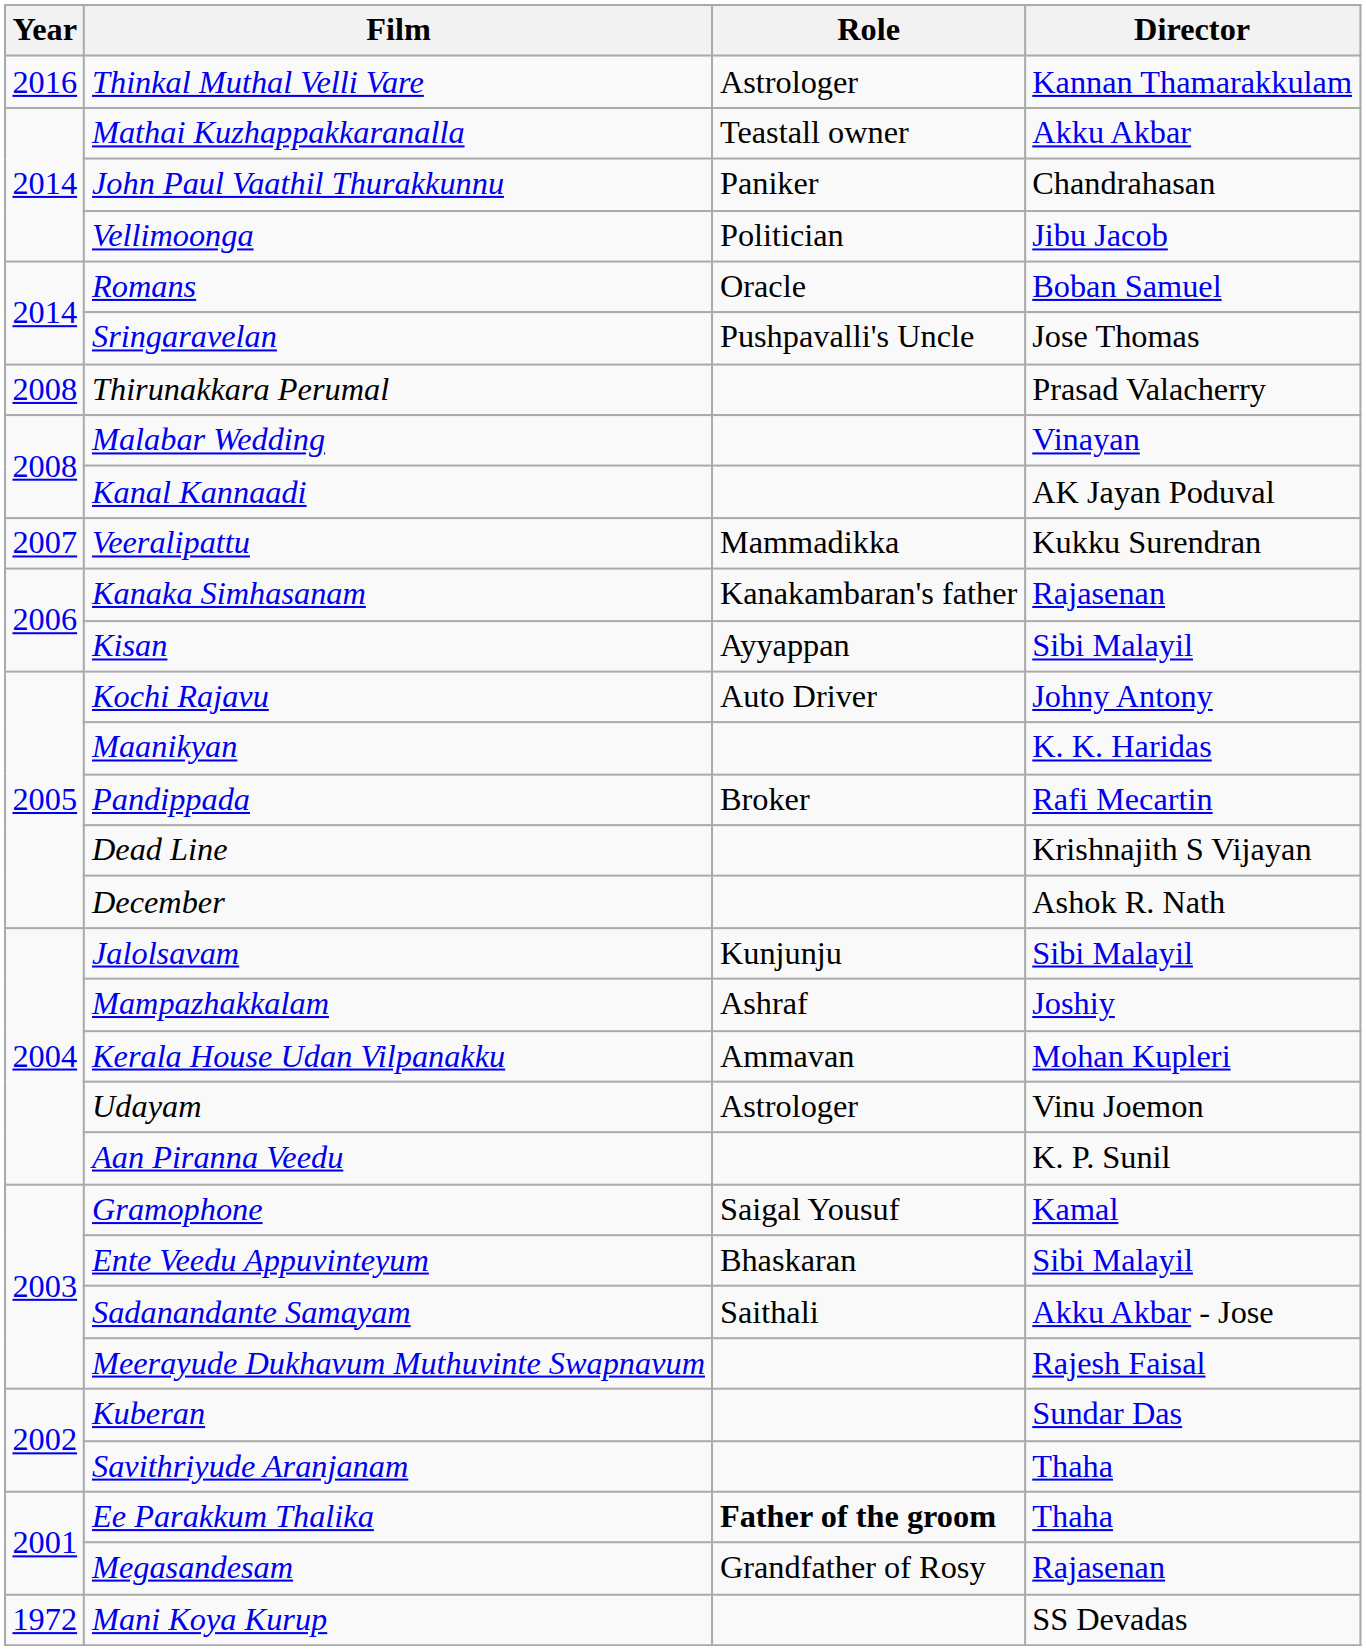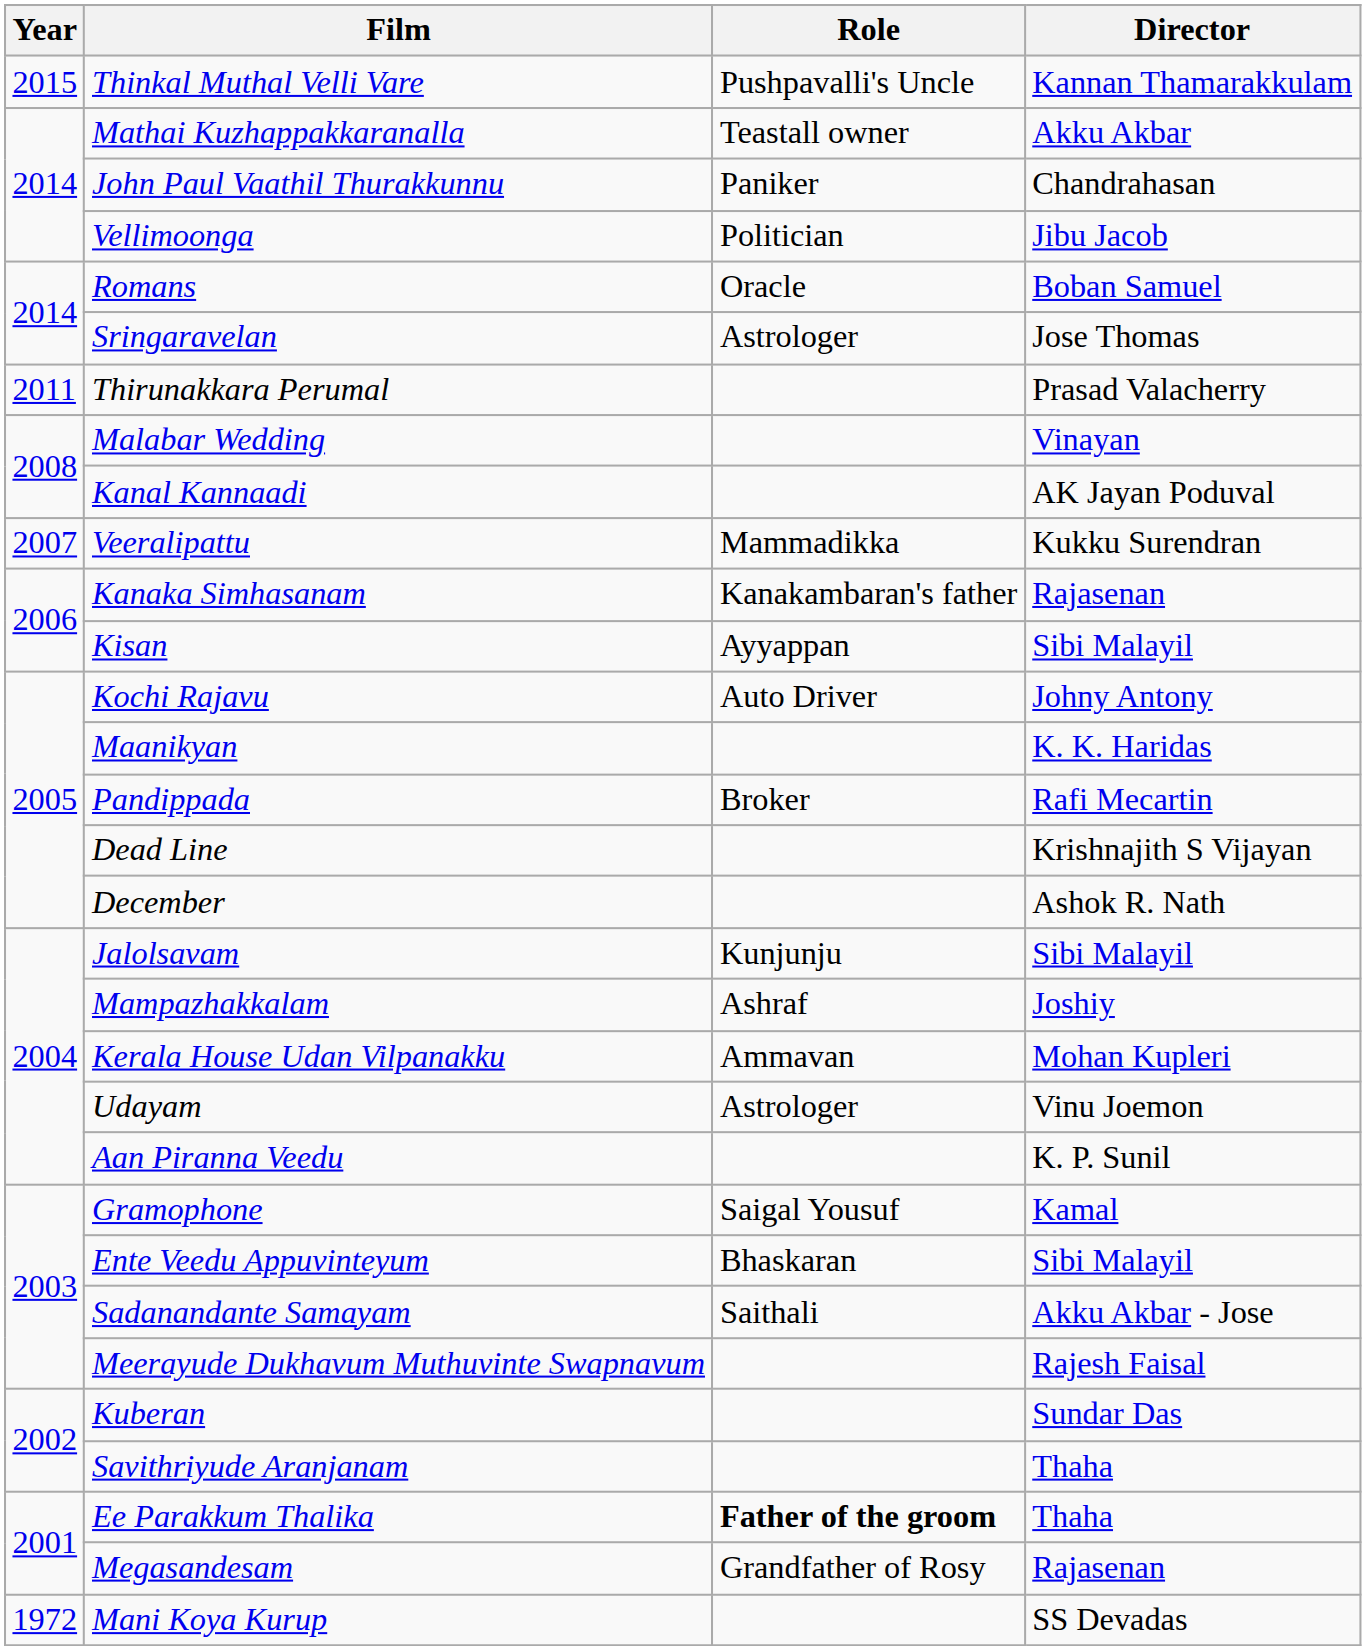(45, 81) 2016 -> (45, 81) 2015
(789, 81) Astrologer -> (847, 81) Pushpavalli's Uncle
(847, 337) Pushpavalli's Uncle -> (789, 337) Astrologer
(45, 388) 2008 -> (44, 388) 2011
